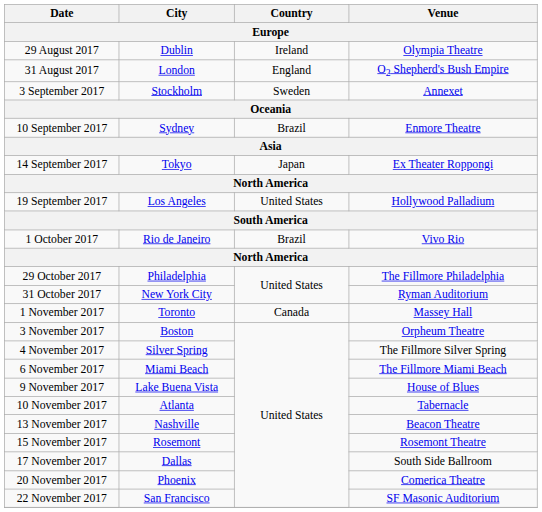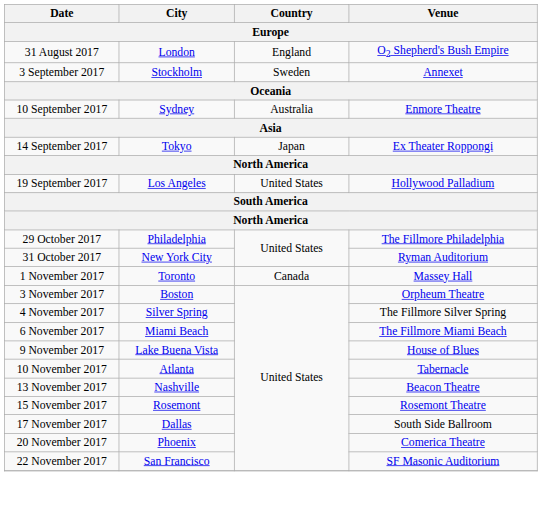- row: (62, 50)
(292, 127) Brazil -> (292, 109) Australia
- row: (62, 239)
